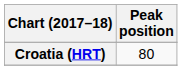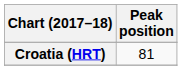(146, 53) 80 -> (146, 53) 81
